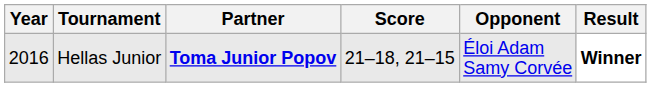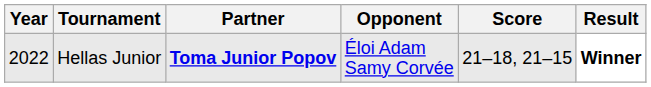columns swapped: (518, 19) <-> (400, 19)
(29, 58) 2016 -> (29, 58) 2022
